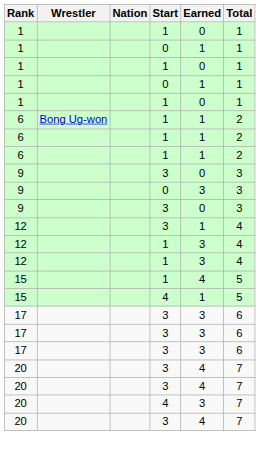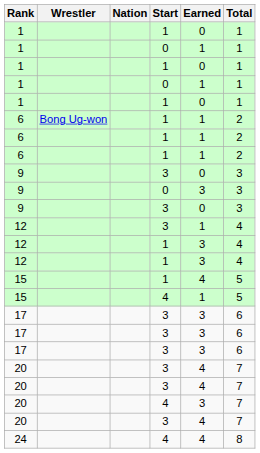+ row: (21, 439)
